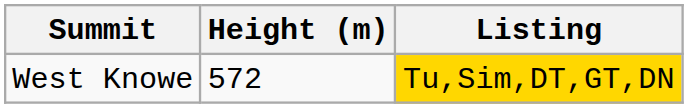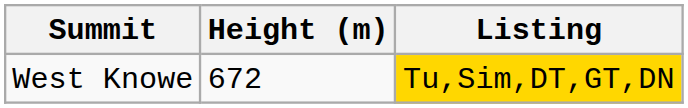(235, 79) 572 -> (235, 79) 672
